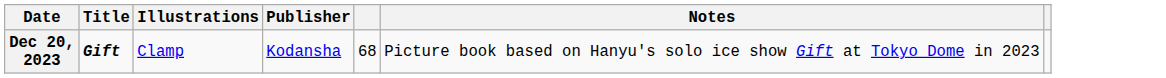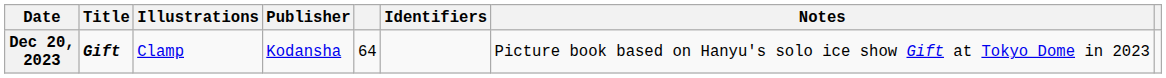+ column: (436, 17)
(367, 52) 68 -> (367, 52) 64
